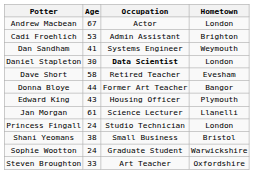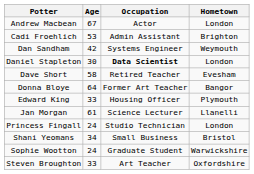(92, 49) 41 -> (92, 49) 42
(92, 87) 44 -> (92, 87) 64
(92, 100) 43 -> (92, 100) 33
(92, 138) 38 -> (92, 138) 34
